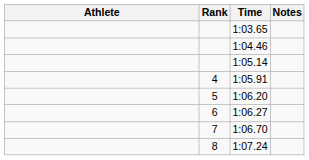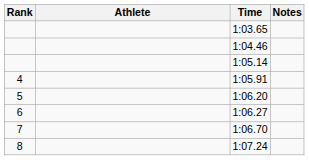columns swapped: (215, 12) <-> (102, 12)
